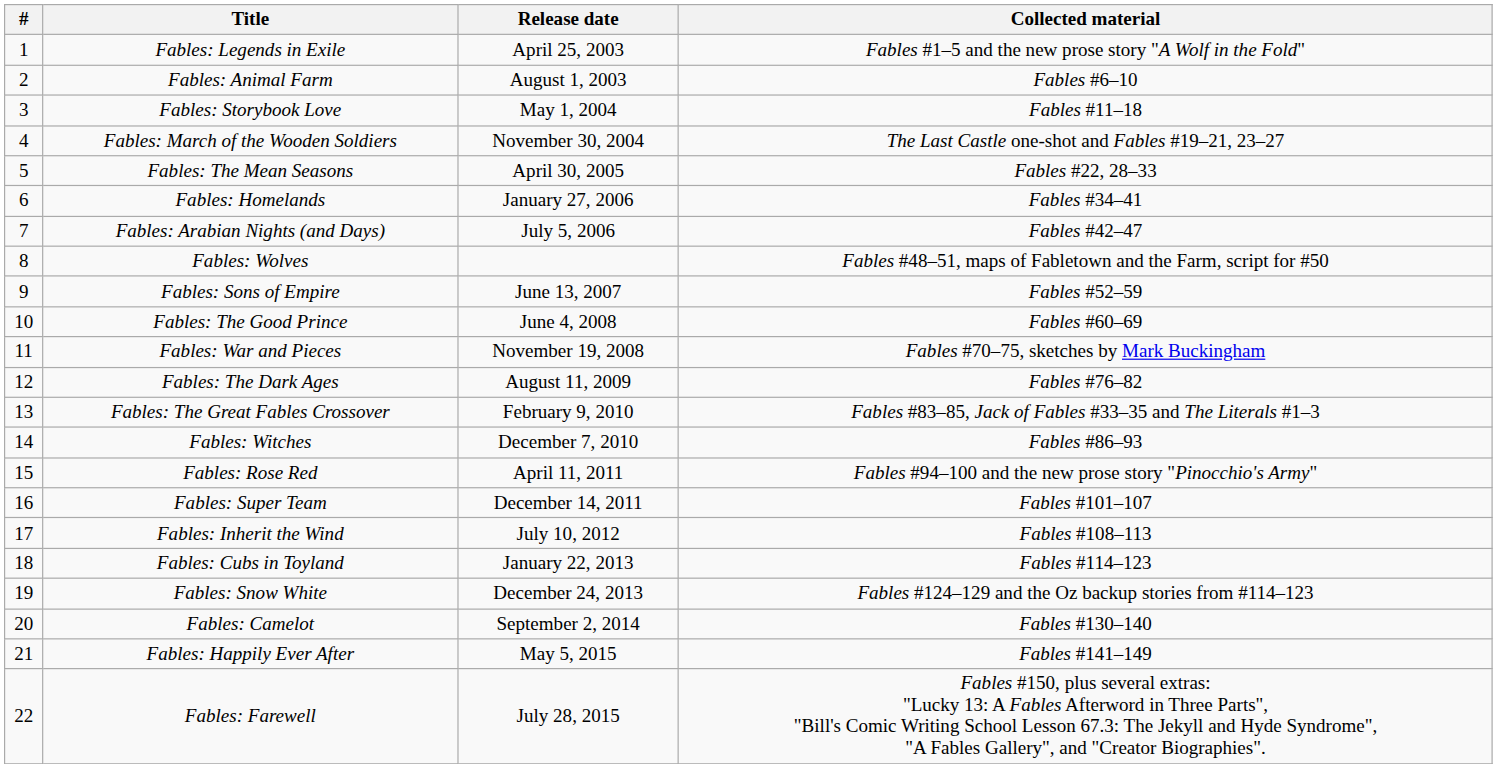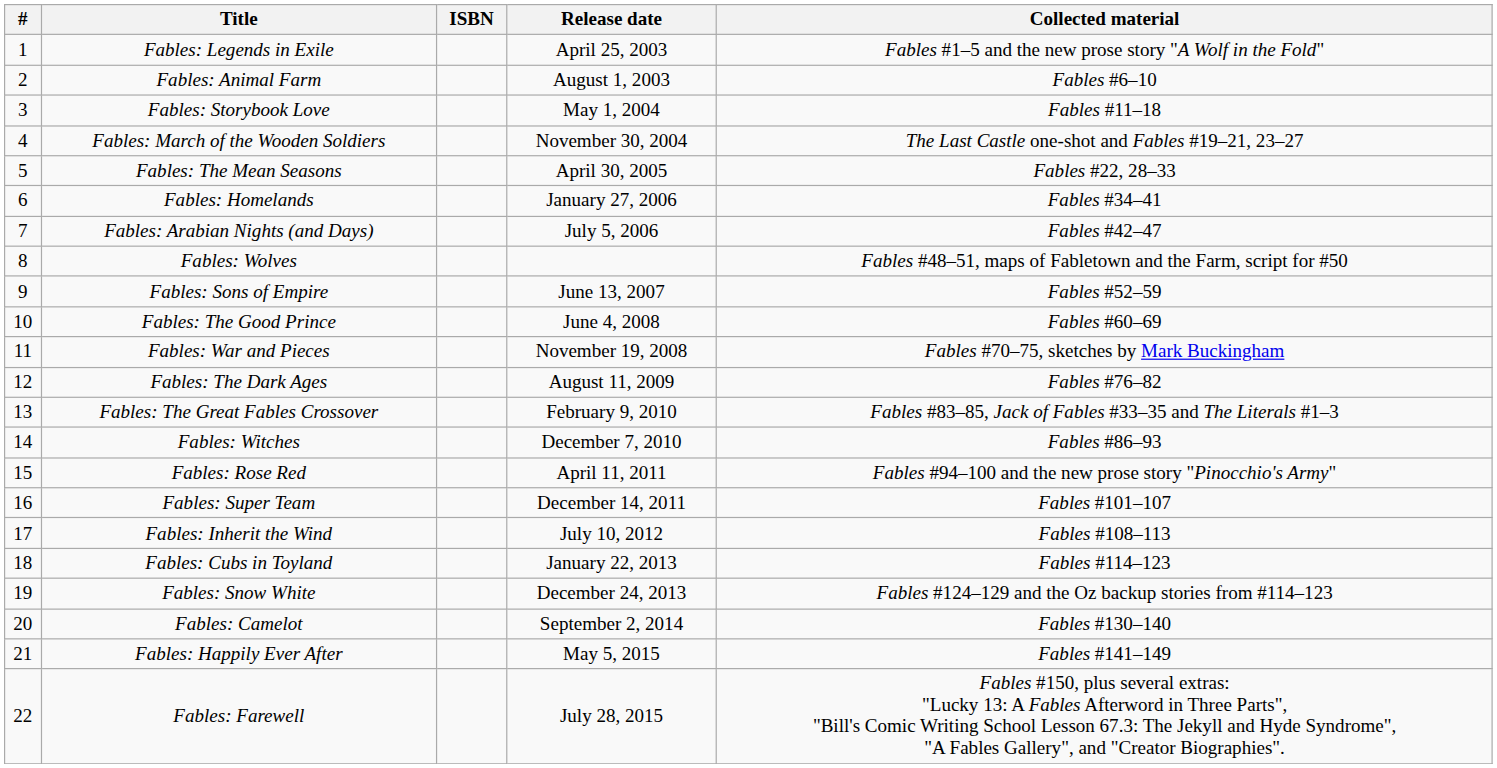+ column: (471, 19)
